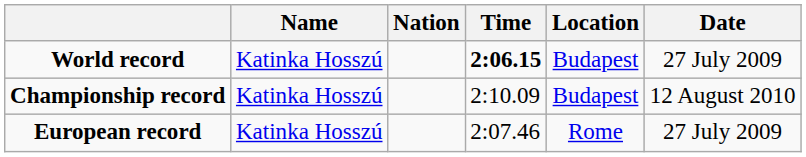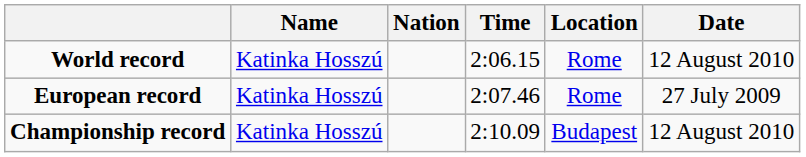(506, 59) bold -> (505, 59) normal
(595, 59) Budapest -> (594, 59) Rome
(723, 59) 27 July 2009 -> (721, 59) 12 August 2010
rows swapped: (118, 132) <-> (118, 95)
